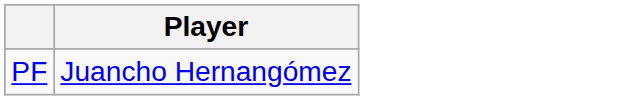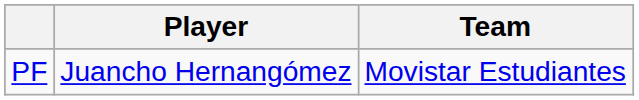+ column: (495, 26)
